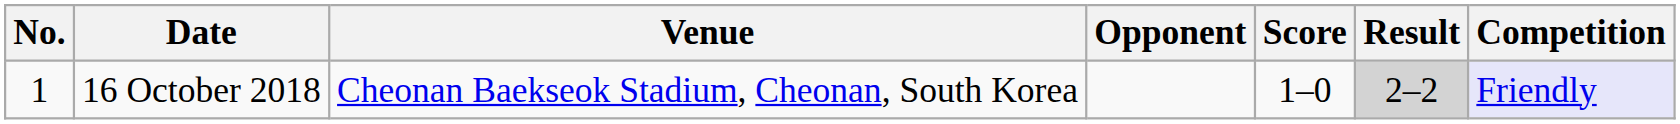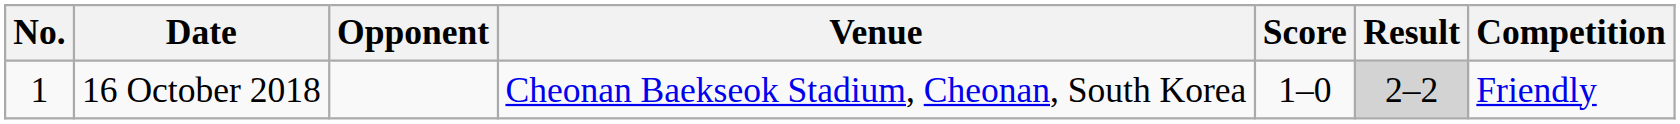columns swapped: (707, 32) <-> (1170, 32)
(1537, 88) lavender background -> (1537, 88) no background
